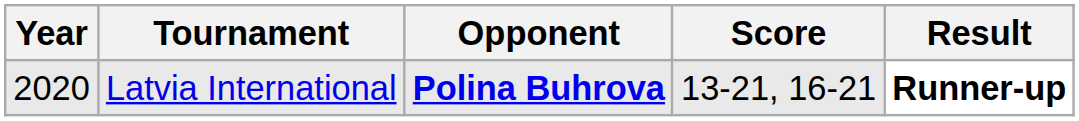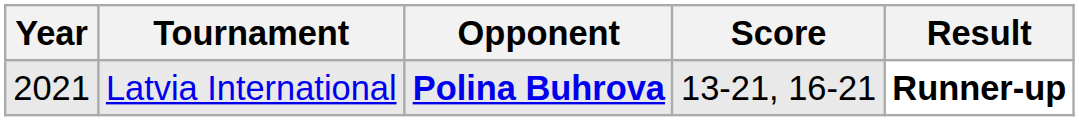(52, 87) 2020 -> (52, 87) 2021
